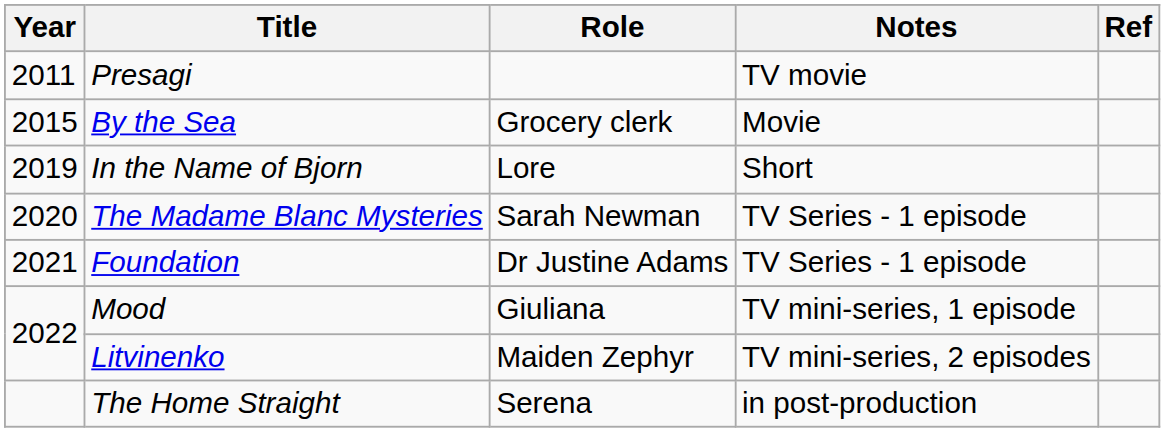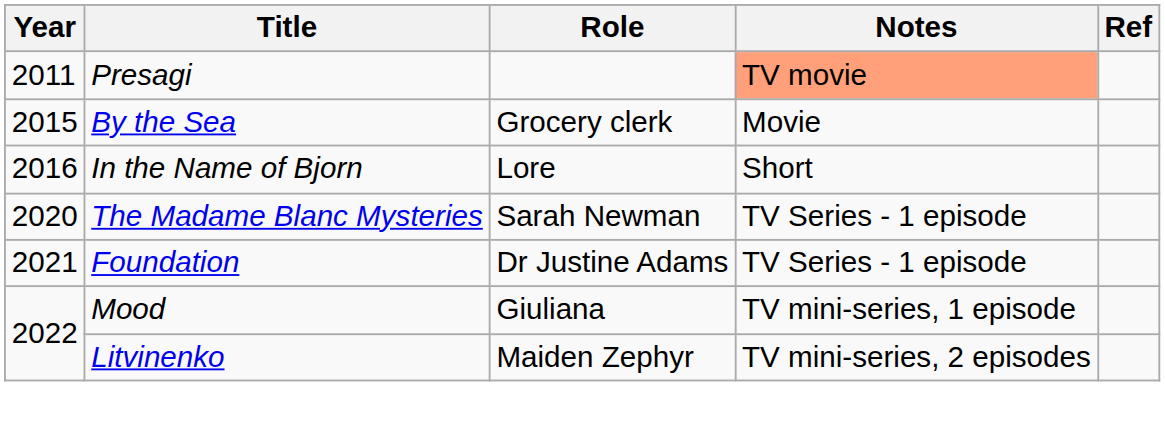(805, 74) no background -> (805, 74) lightsalmon background
(45, 168) 2019 -> (45, 168) 2016
- row: (215, 403)
